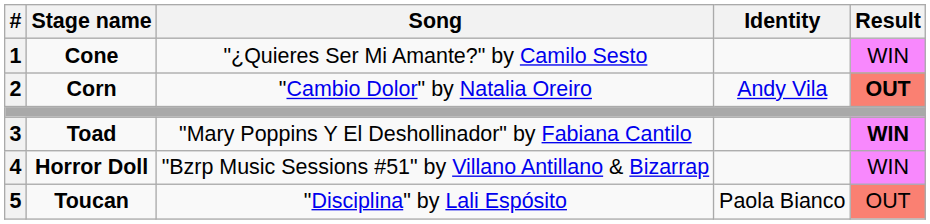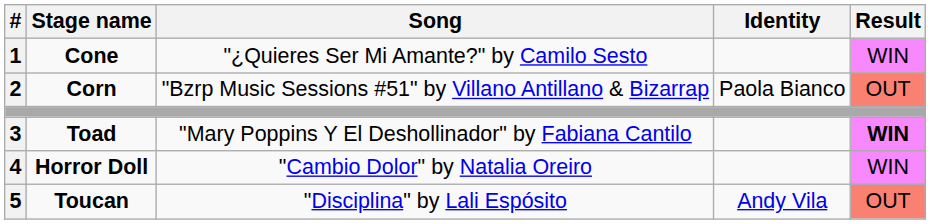(435, 89) "Cambio Dolor" by Natalia Oreiro -> (435, 89) "Bzrp Music Sessions #51" by Villano Antillano & Bizarrap
(782, 89) Andy Vila -> (782, 89) Paola Bianco
(888, 89) bold -> (888, 89) normal
(435, 167) "Bzrp Music Sessions #51" by Villano Antillano & Bizarrap -> (435, 167) "Cambio Dolor" by Natalia Oreiro
(782, 201) Paola Bianco -> (782, 201) Andy Vila
